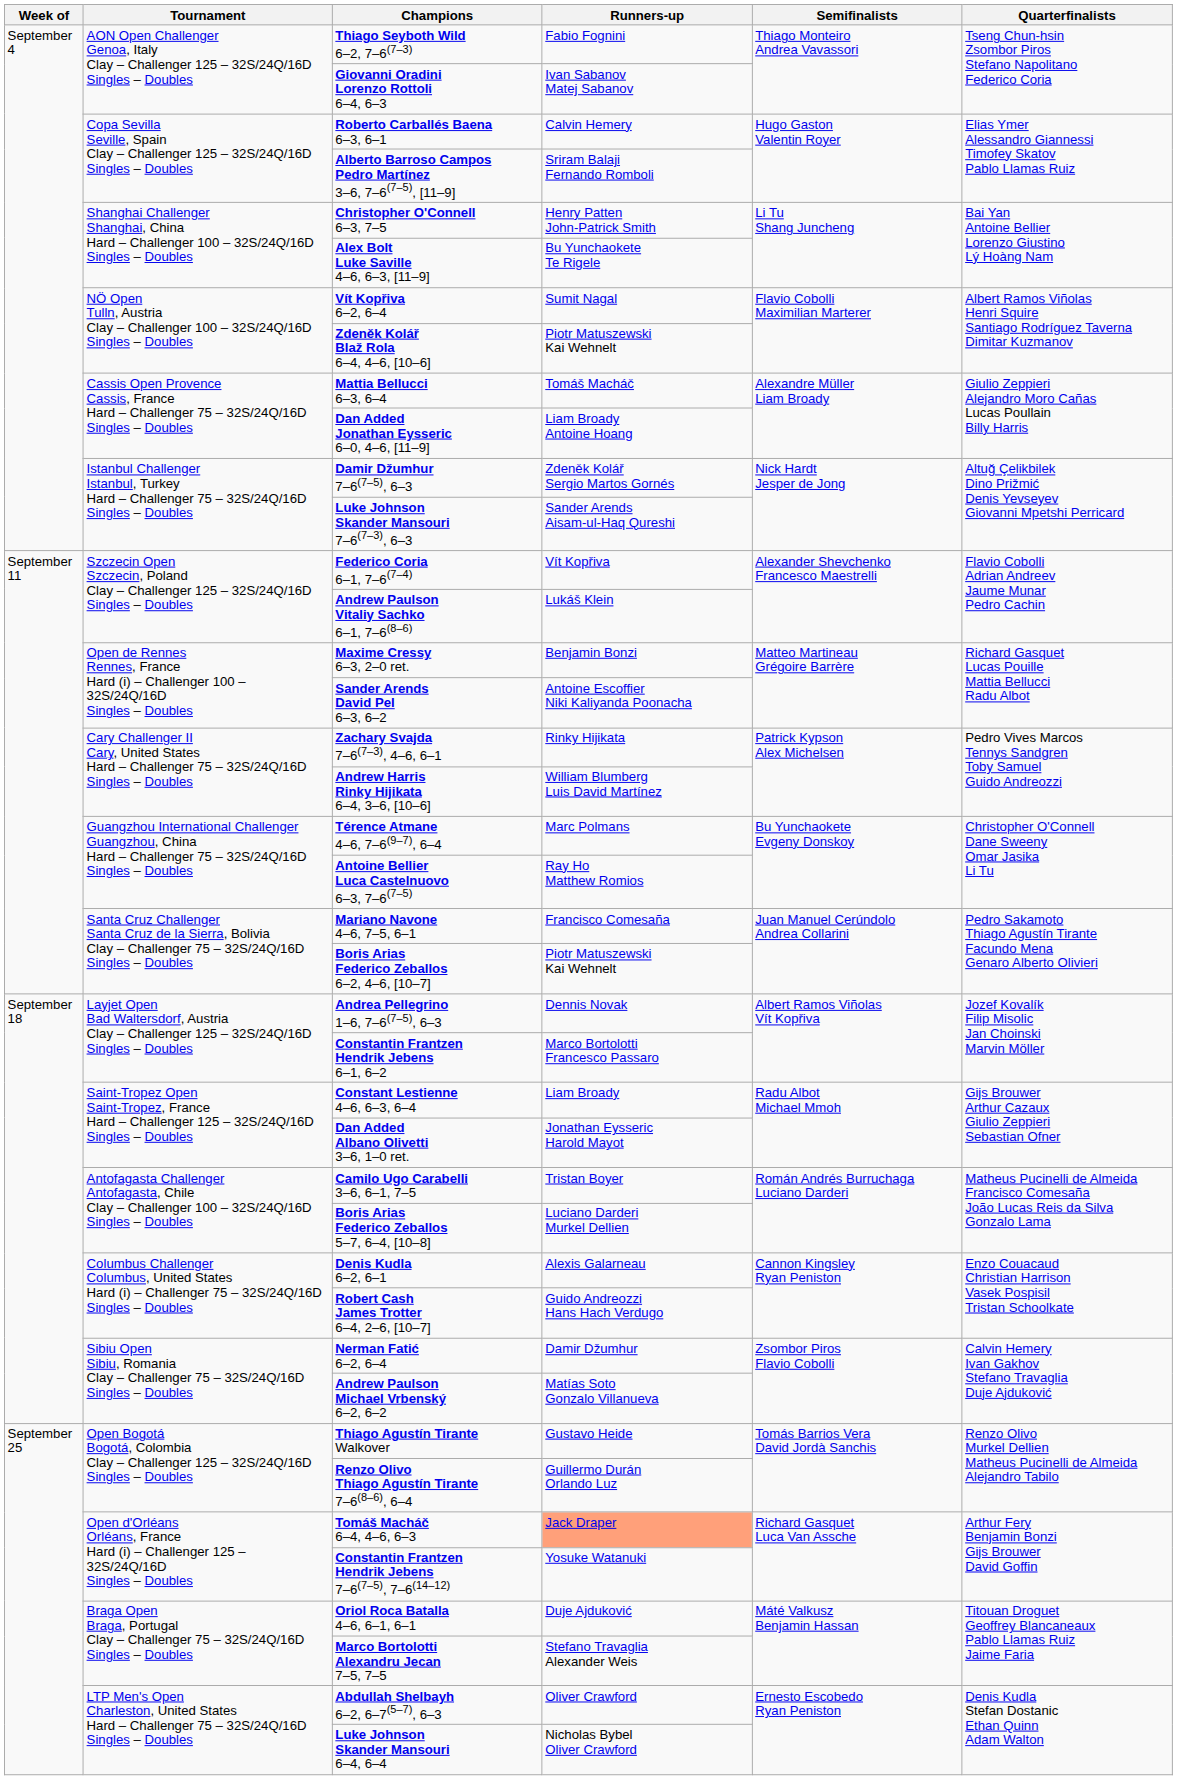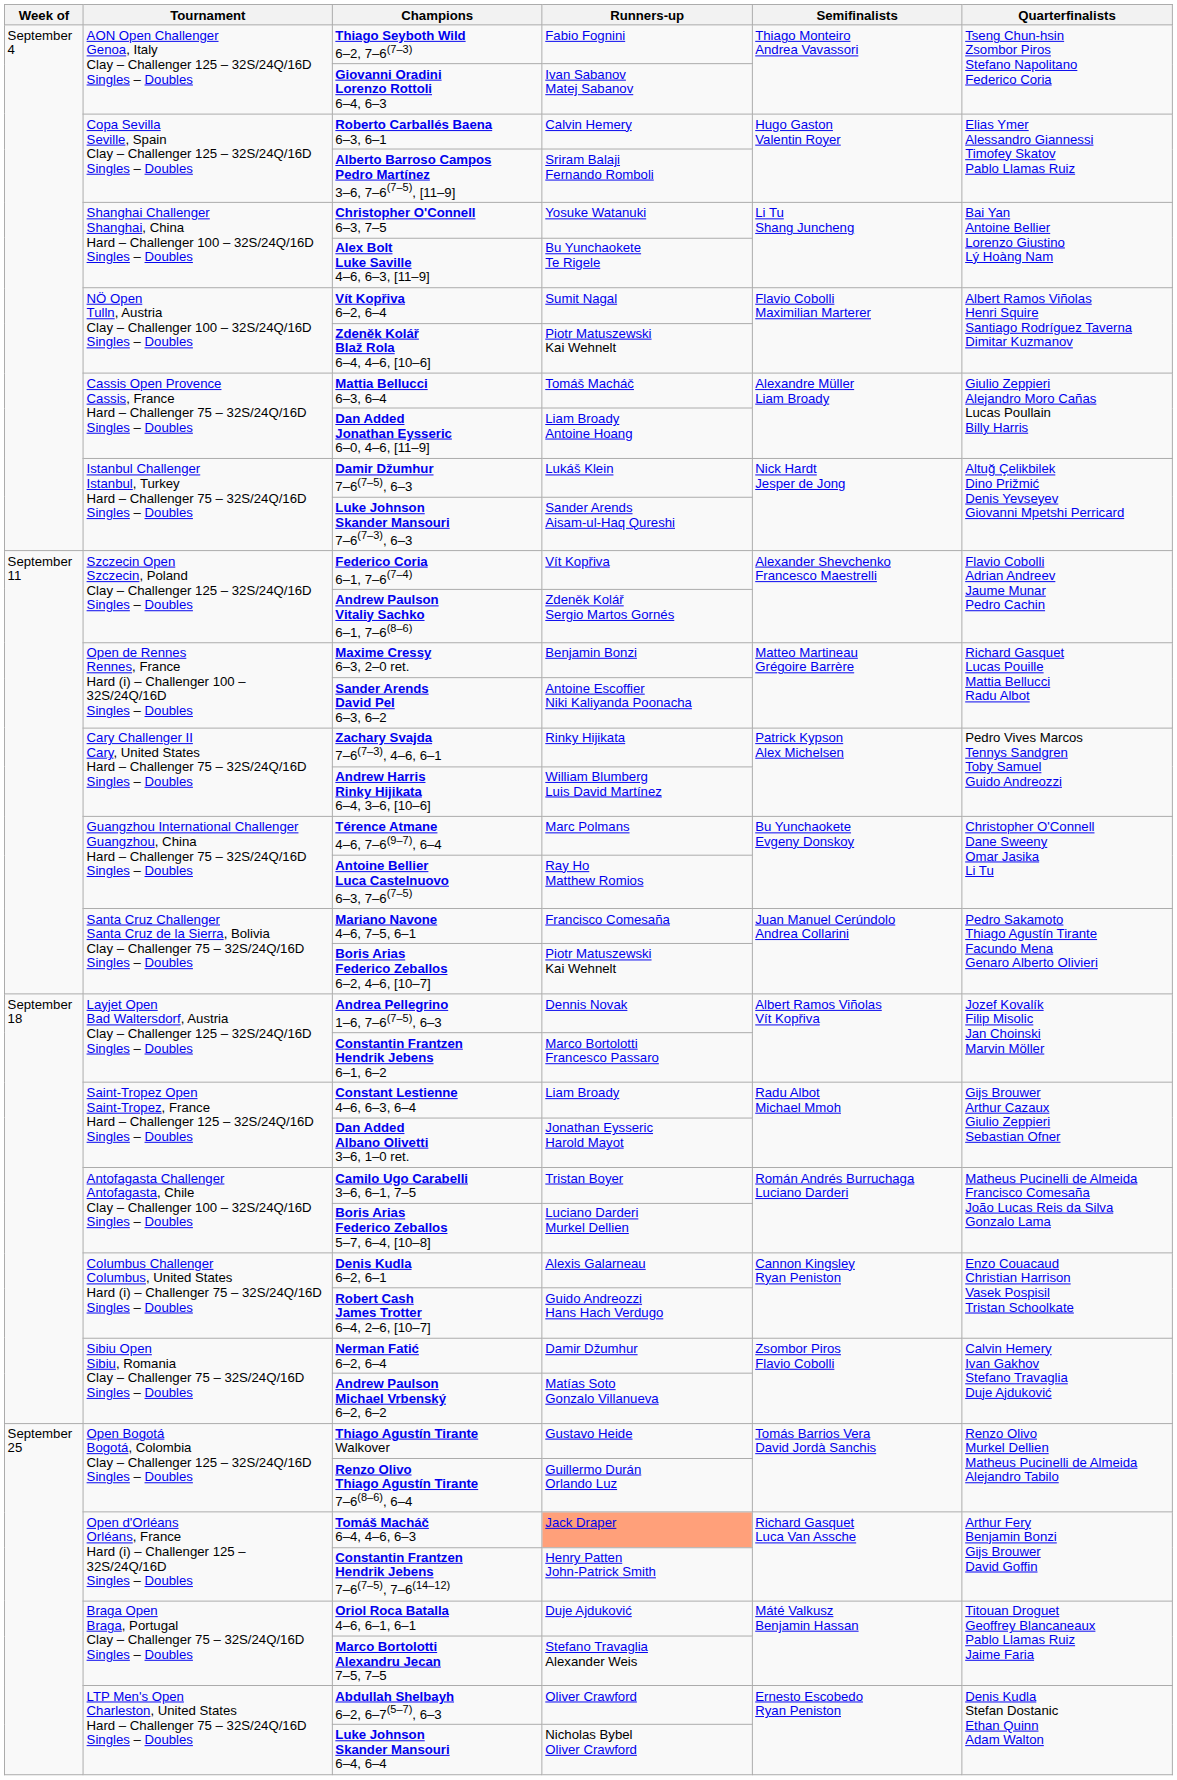(601, 220) Henry Patten John-Patrick Smith -> (596, 213) Yosuke Watanuki
(610, 476) Zdeněk Kolář Sergio Martos Gornés -> (579, 468) Lukáš Klein
(579, 599) Lukáš Klein -> (610, 606) Zdeněk Kolář Sergio Martos Gornés
(596, 1557) Yosuke Watanuki -> (601, 1565) Henry Patten John-Patrick Smith
